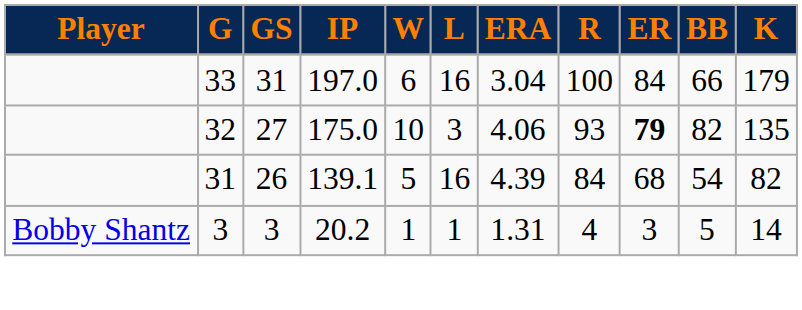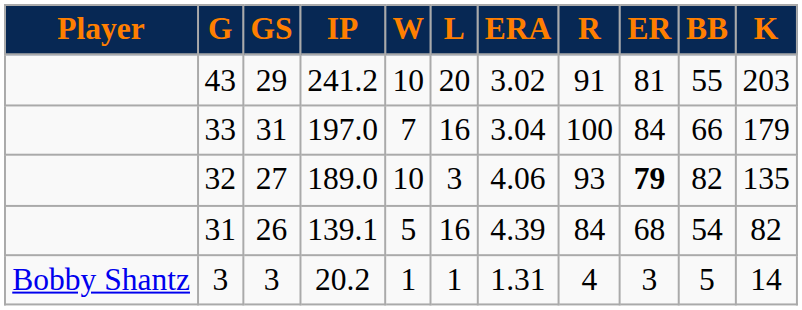+ row: (220, 79)
(408, 79) 6 -> (408, 129) 7
(343, 129) 175.0 -> (343, 179) 189.0
